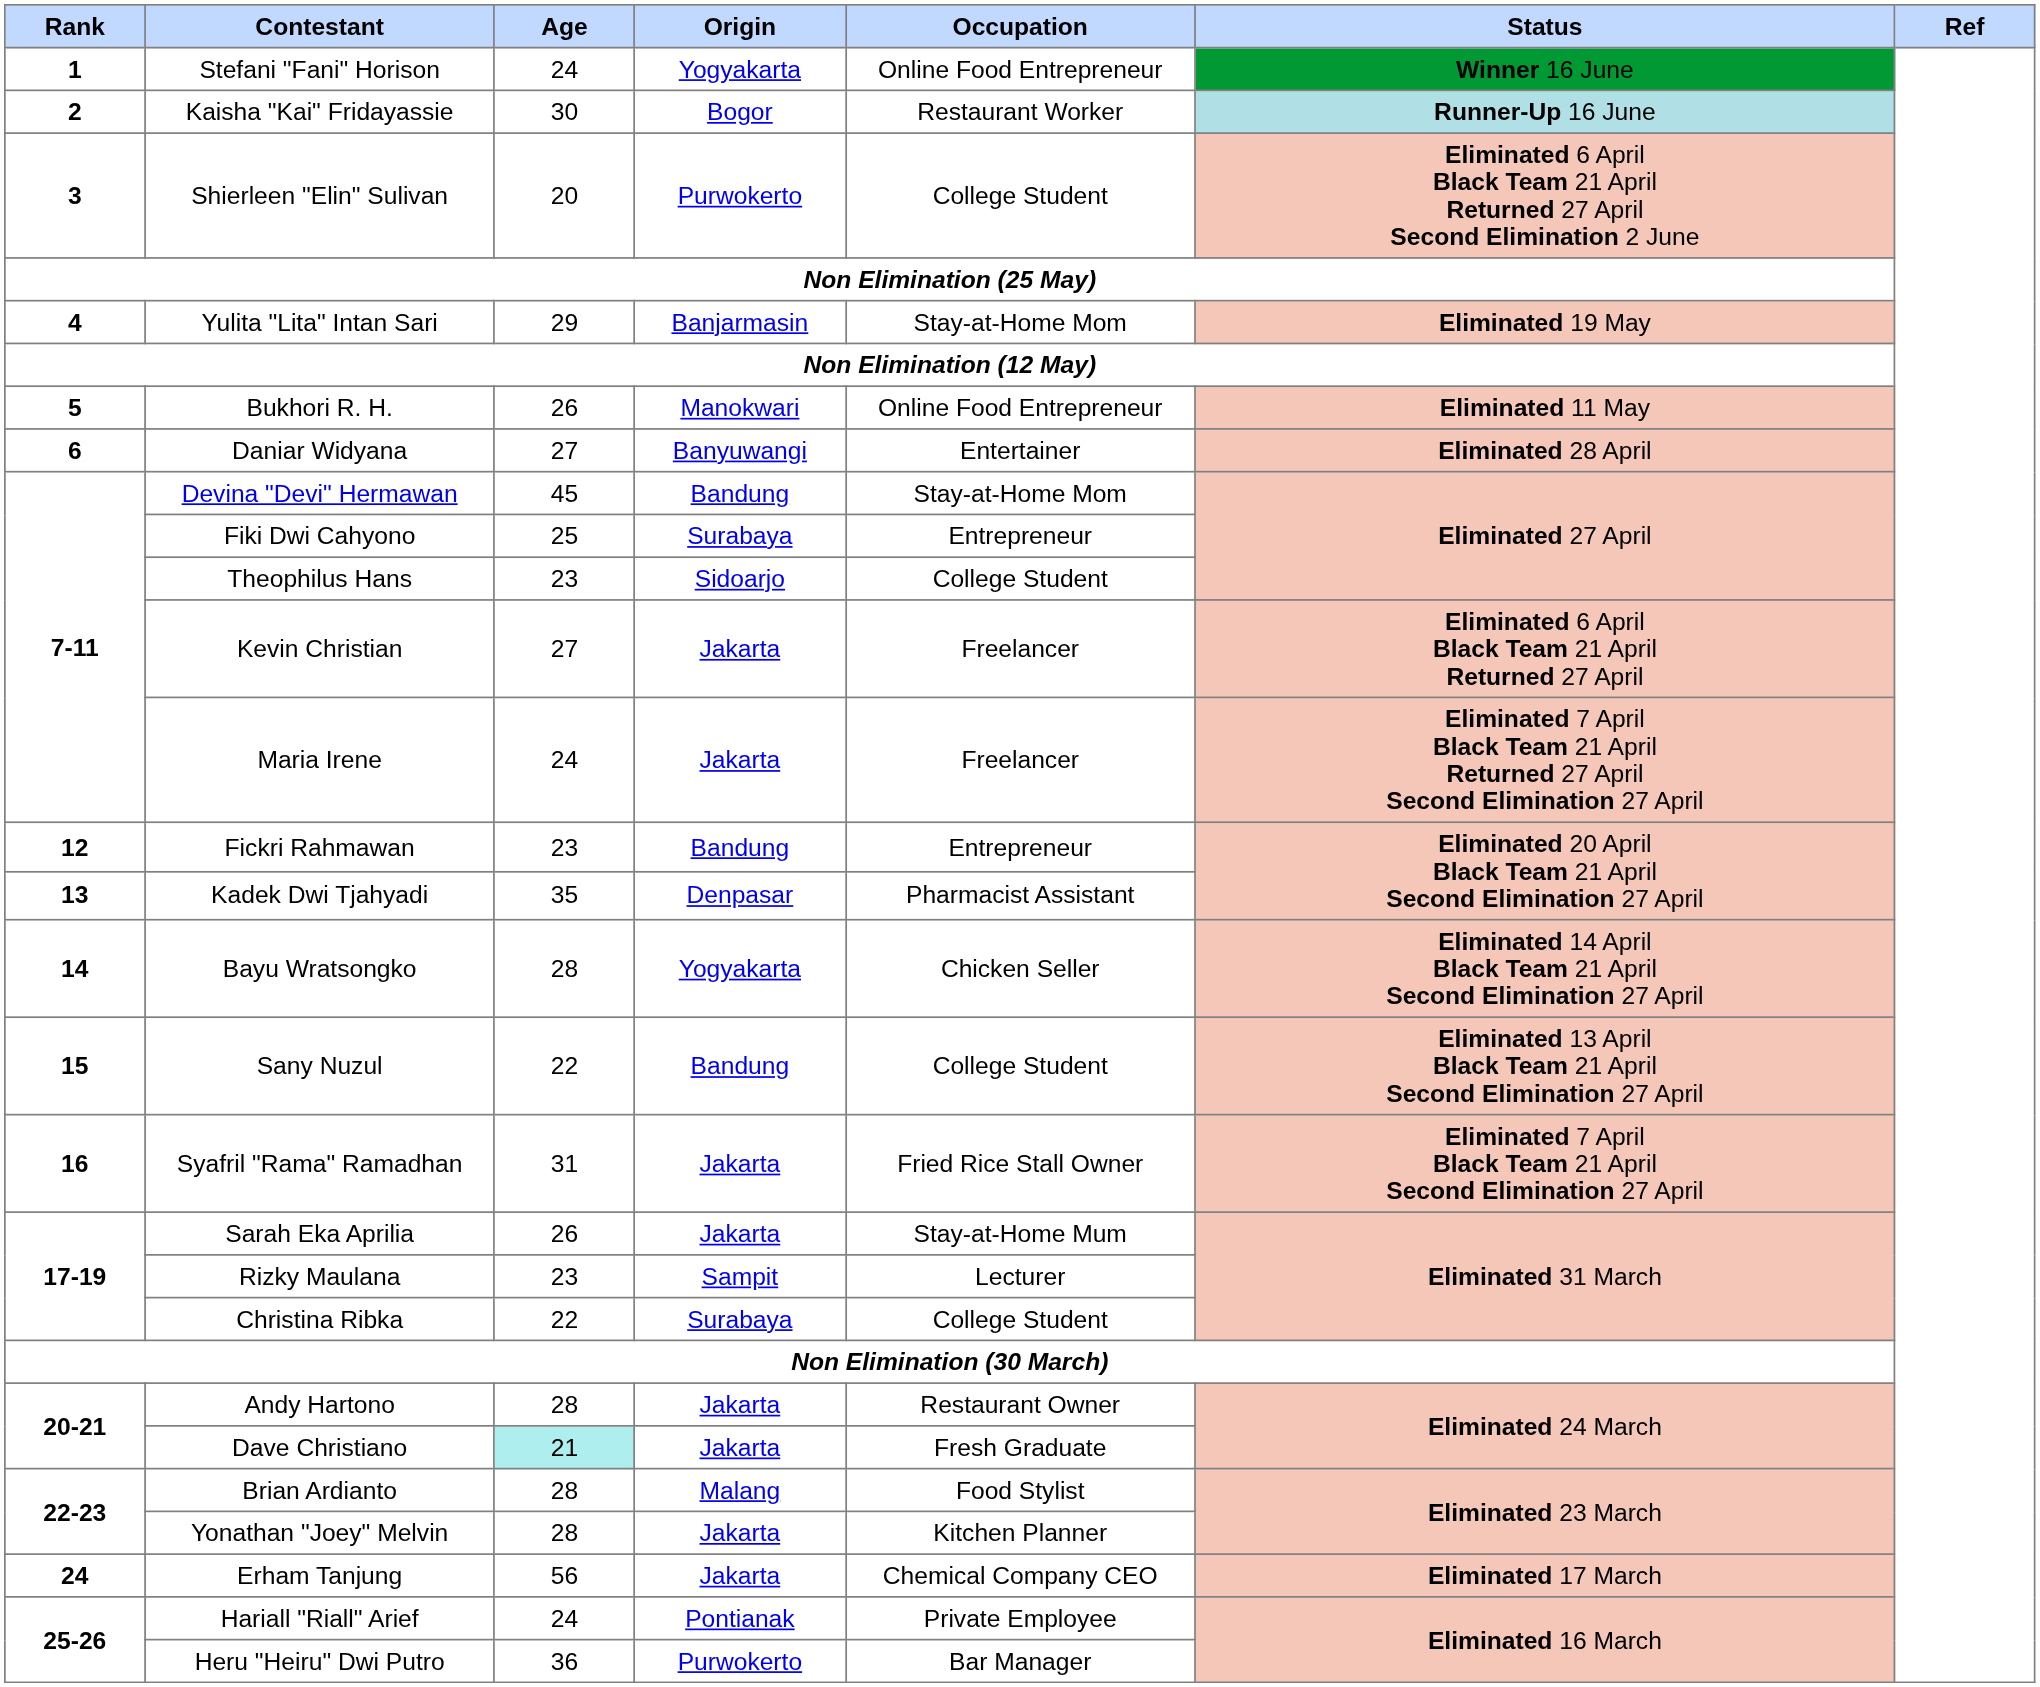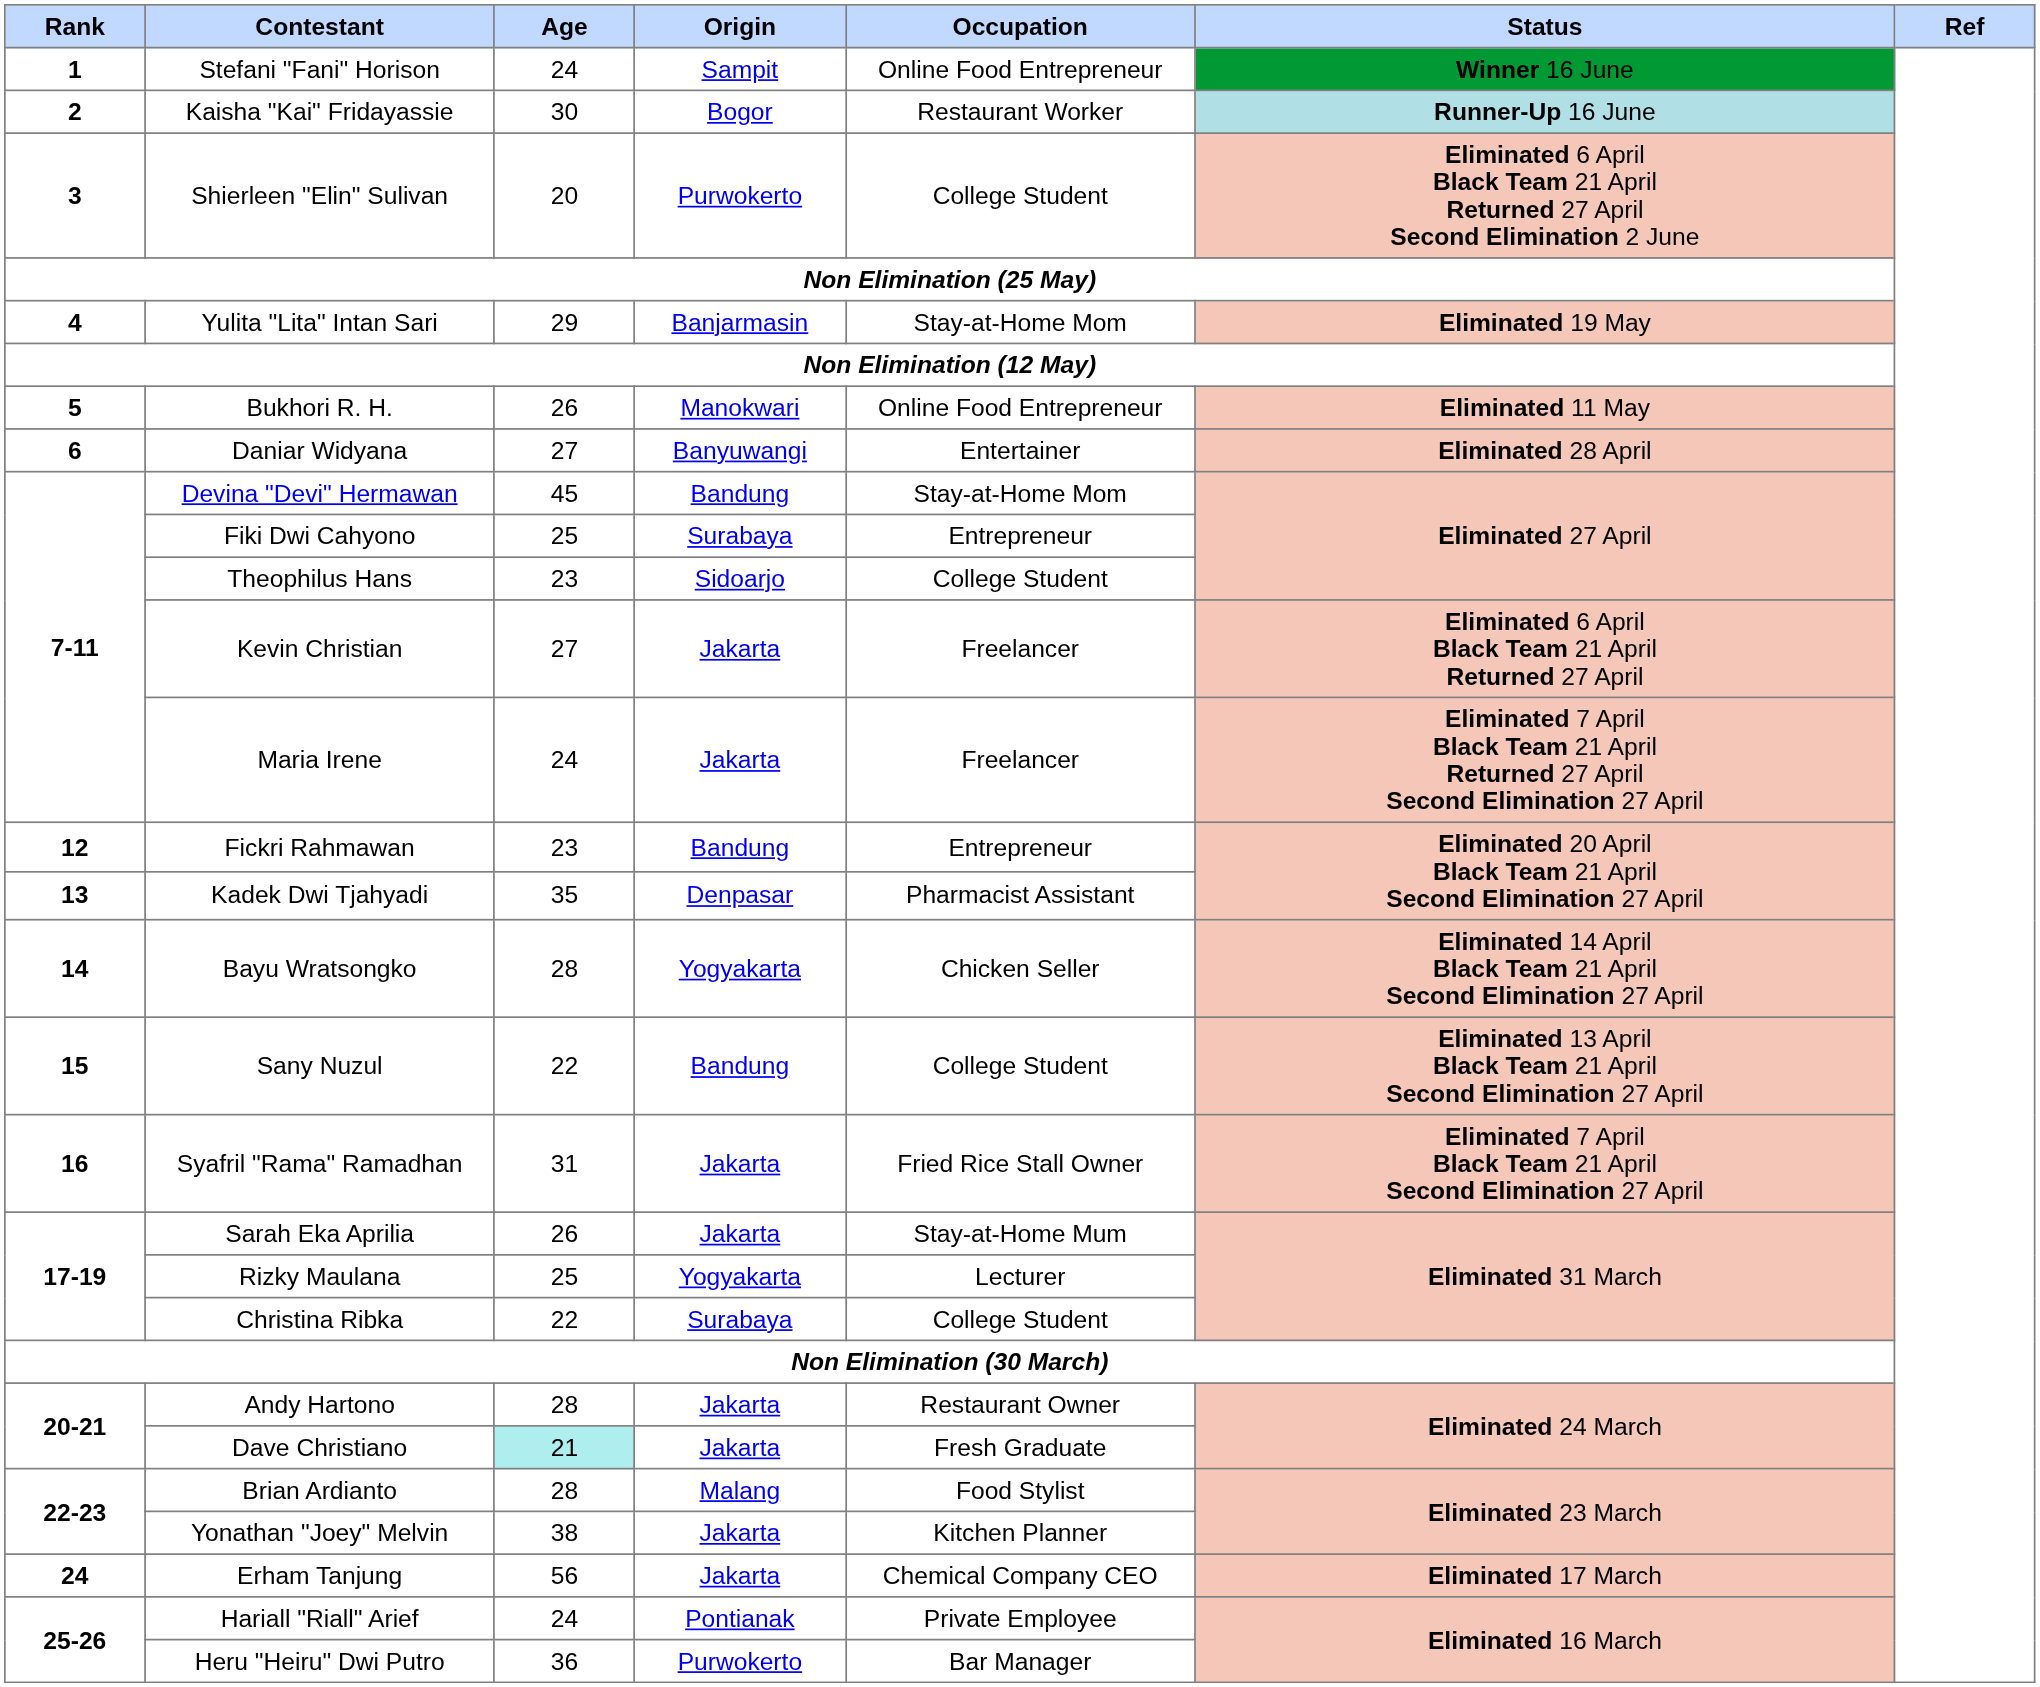(740, 69) Yogyakarta -> (740, 69) Sampit
(564, 1276) 23 -> (564, 1276) 25
(740, 1276) Sampit -> (740, 1276) Yogyakarta
(564, 1533) 28 -> (564, 1533) 38
